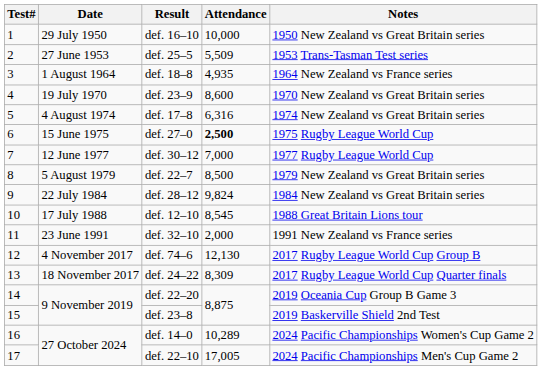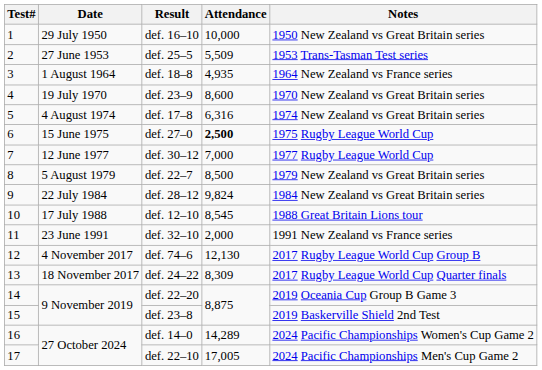(222, 335) 10,289 -> (222, 335) 14,289
